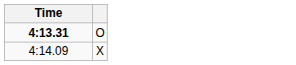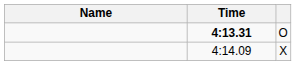+ column: (96, 13)
